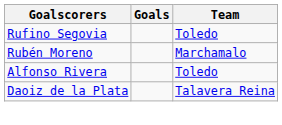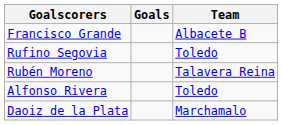+ row: (64, 33)
(211, 53) Marchamalo -> (225, 72) Talavera Reina
(225, 91) Talavera Reina -> (211, 110) Marchamalo
